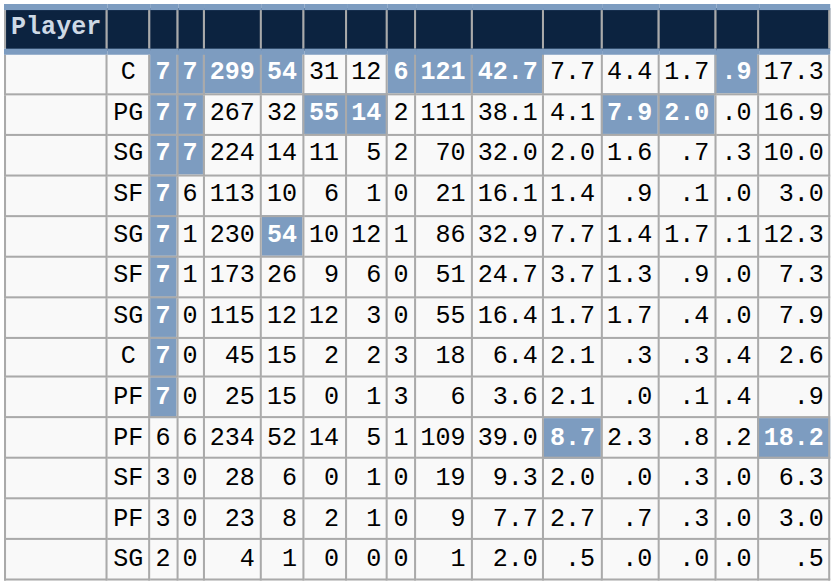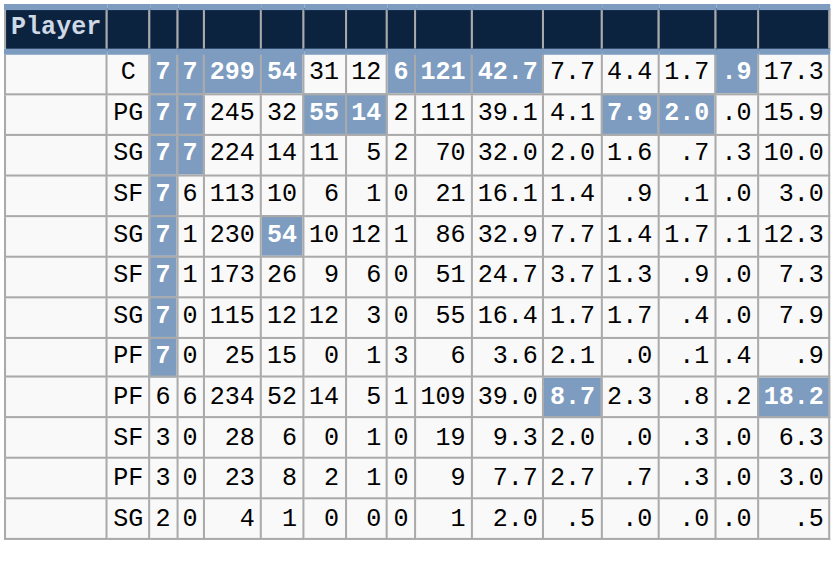(232, 115) 267 -> (232, 115) 245
(508, 115) 38.1 -> (508, 115) 39.1
(794, 115) 16.9 -> (794, 115) 15.9
- row: (128, 358)
